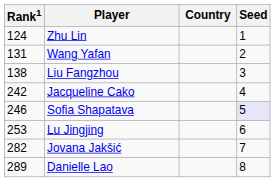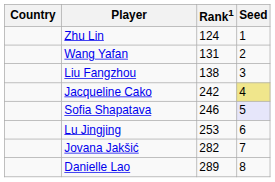columns swapped: (208, 15) <-> (24, 15)
(243, 92) no background -> (243, 92) khaki background
